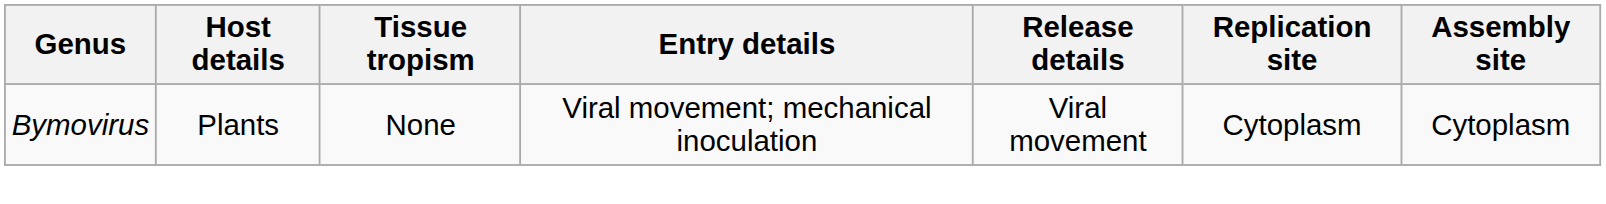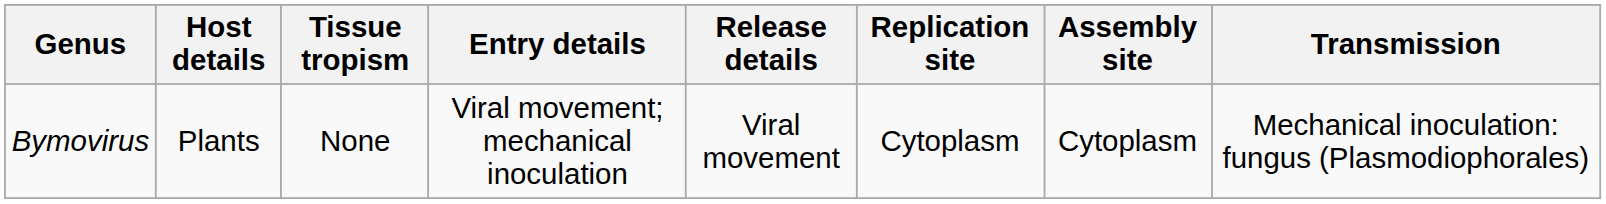+ column: (1406, 44)
